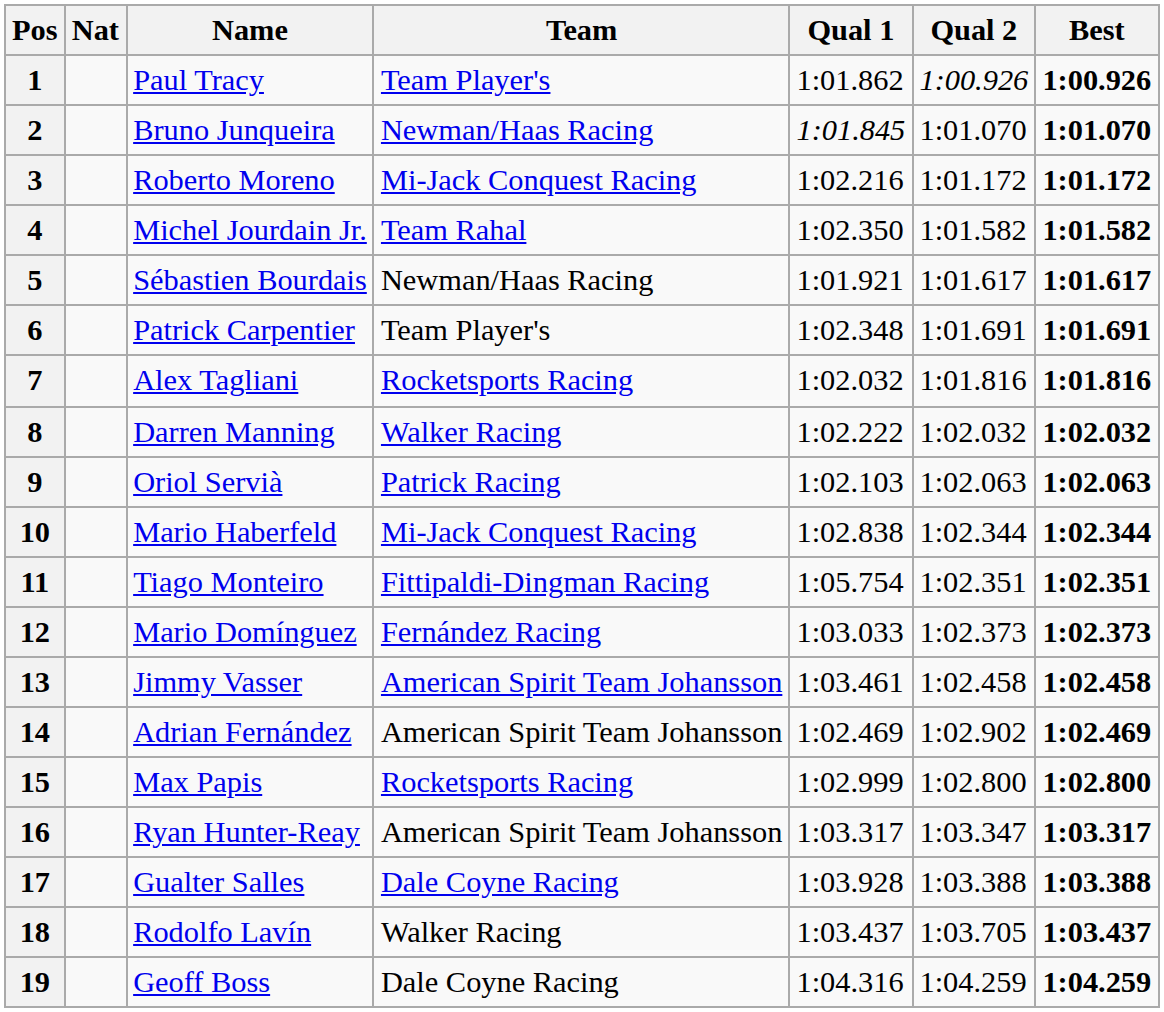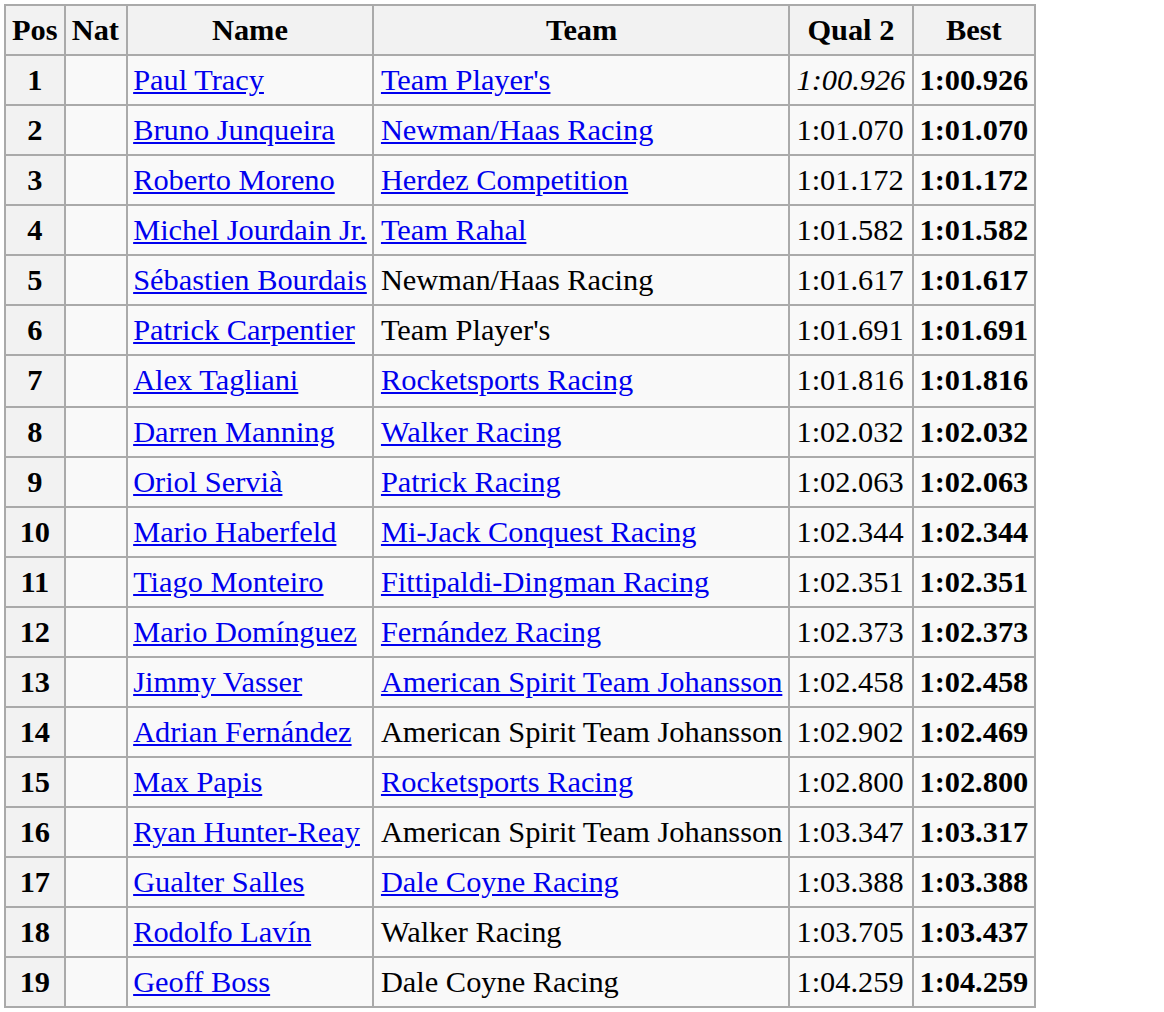- column: (851, 29)
(539, 180) Mi-Jack Conquest Racing -> (505, 180) Herdez Competition
